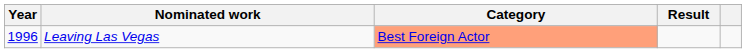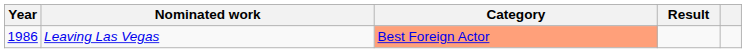(23, 36) 1996 -> (23, 36) 1986
